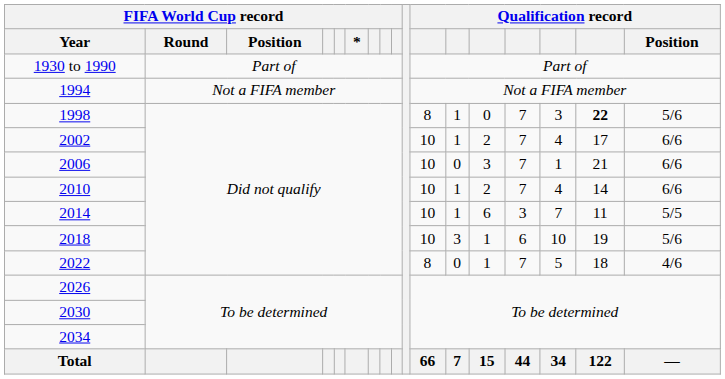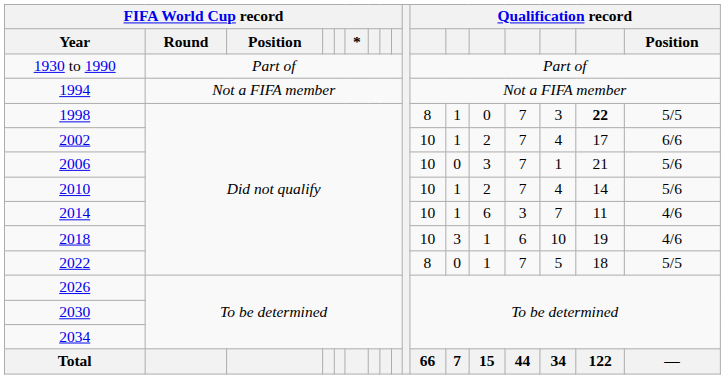(672, 115) 5/6 -> (672, 115) 5/5
(672, 164) 6/6 -> (672, 164) 5/6
(672, 189) 6/6 -> (672, 189) 5/6
(672, 213) 5/5 -> (672, 213) 4/6
(672, 238) 5/6 -> (672, 238) 4/6
(672, 262) 4/6 -> (672, 262) 5/5
